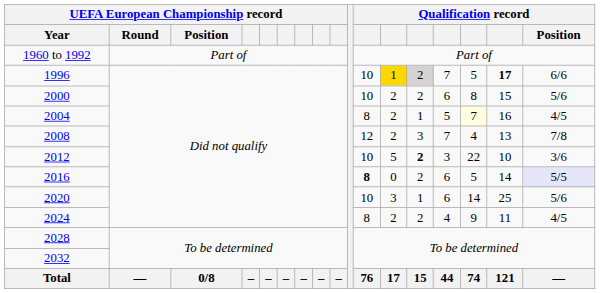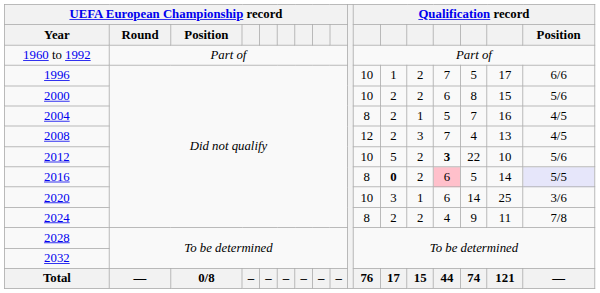(394, 75) gold background -> (394, 75) no background
(420, 75) lightgrey background -> (420, 75) no background
(505, 75) bold -> (505, 75) normal
(474, 116) lightyellow background -> (474, 116) no background
(559, 136) 7/8 -> (559, 136) 4/5
(420, 156) bold -> (420, 156) normal
(447, 156) normal -> (447, 156) bold
(559, 156) 3/6 -> (559, 156) 5/6
(367, 177) bold -> (367, 177) normal
(394, 177) normal -> (394, 177) bold
(447, 177) no background -> (447, 177) pink background
(559, 197) 5/6 -> (559, 197) 3/6
(559, 217) 4/5 -> (559, 217) 7/8
